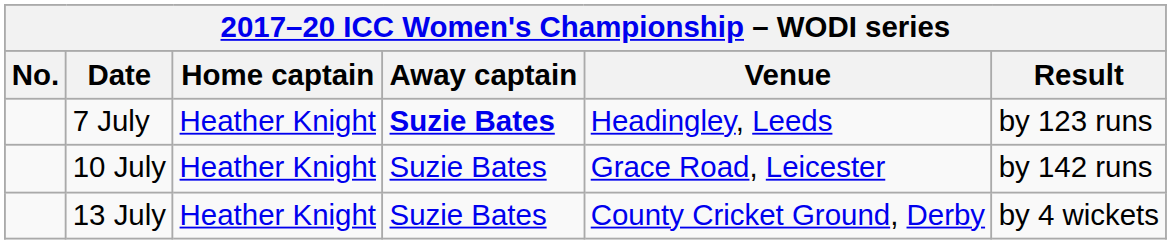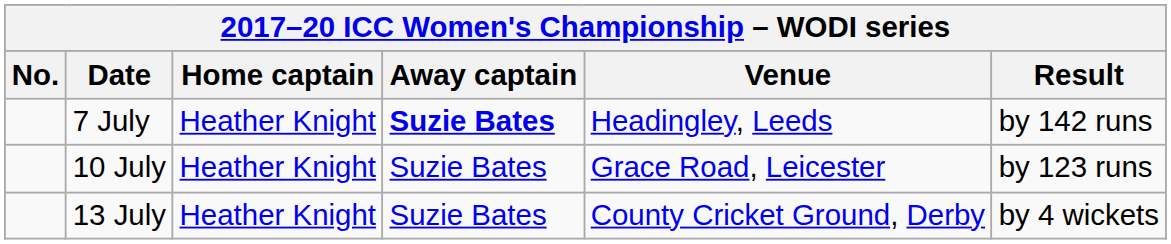(1076, 121) by 123 runs -> (1076, 121) by 142 runs
(1076, 167) by 142 runs -> (1076, 167) by 123 runs
